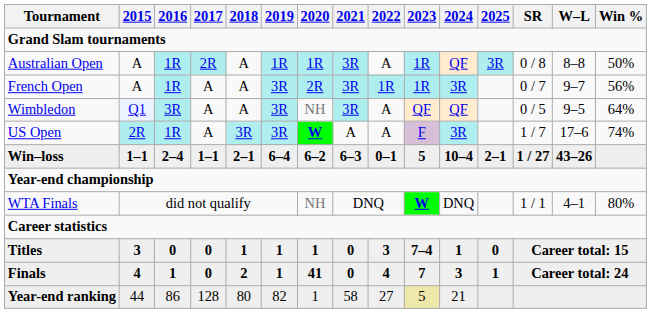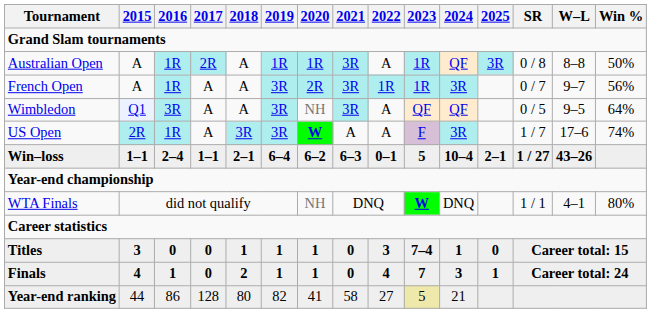(315, 273) 41 -> (315, 273) 1
(315, 296) 1 -> (315, 296) 41
